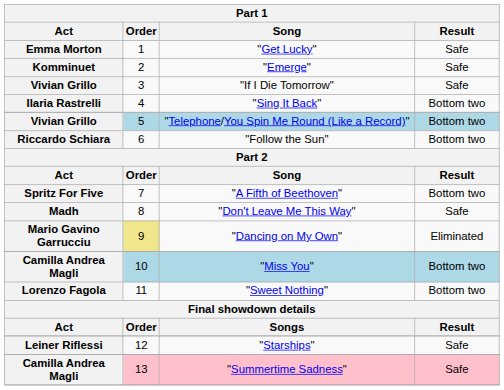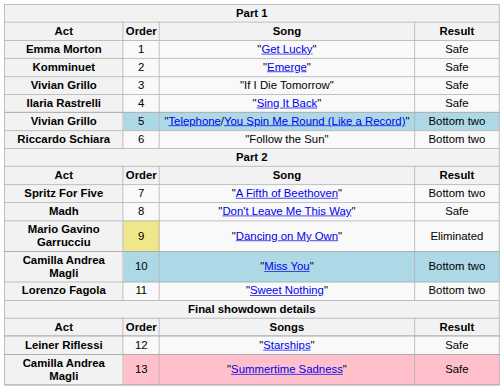(457, 103) Bottom two -> (457, 103) Safe
